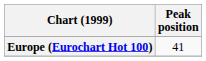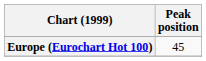(178, 46) 41 -> (178, 46) 45
